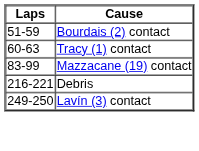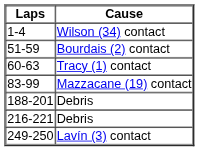+ row: (16, 31)
+ row: (30, 101)
